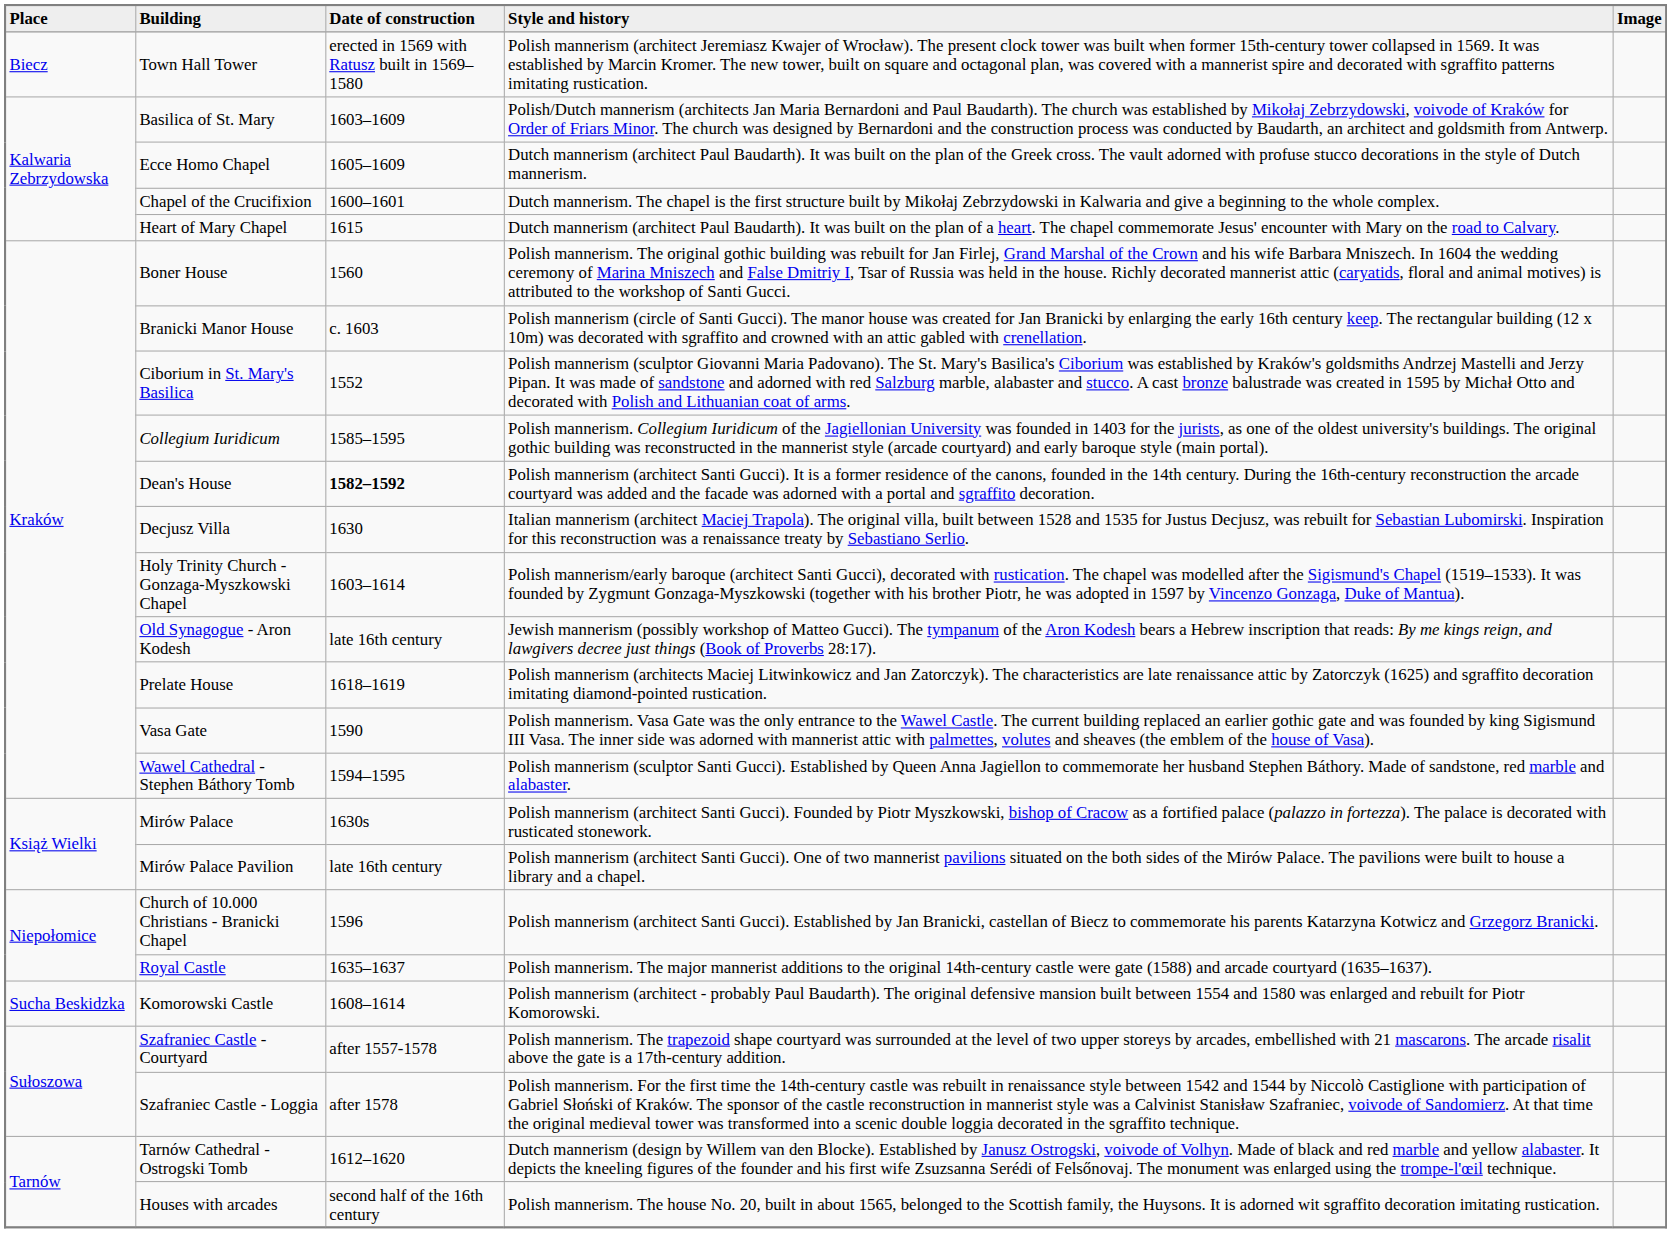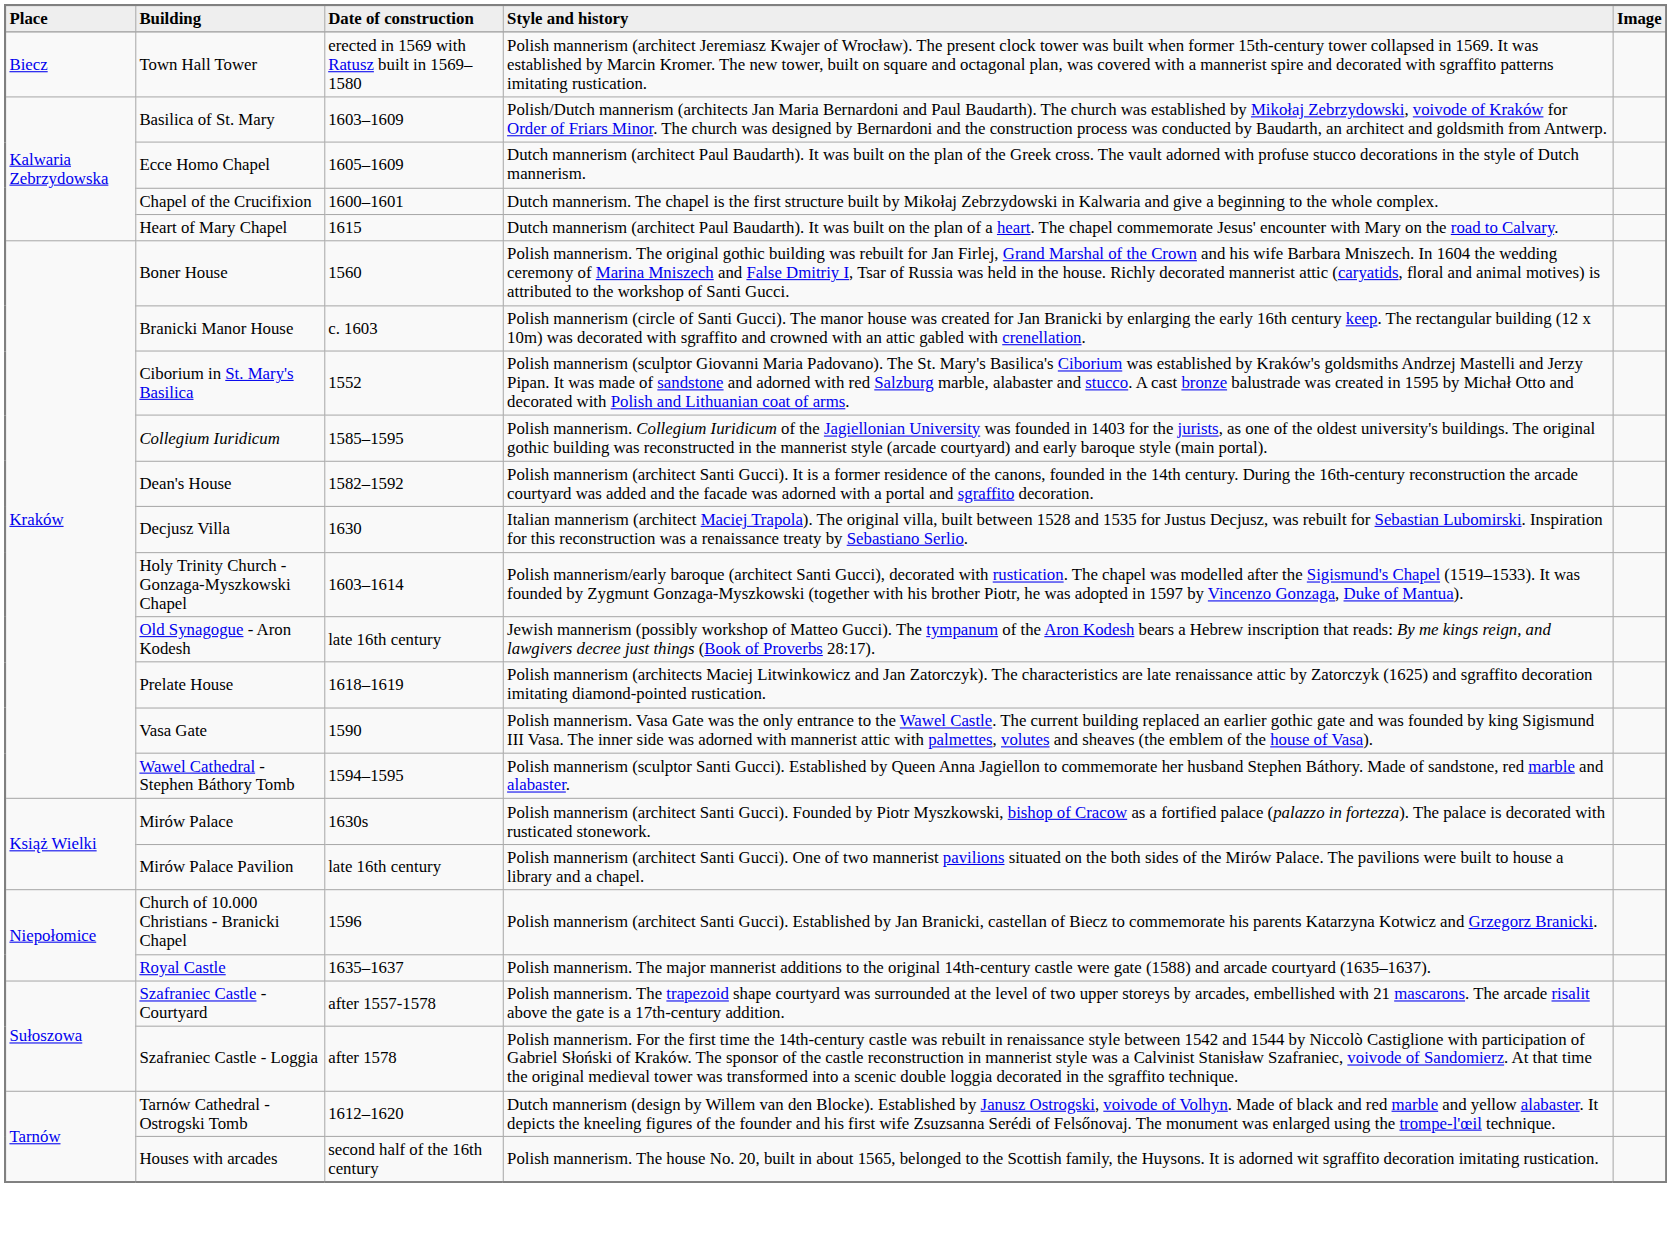(367, 483) bold -> (366, 483) normal
- row: (206, 1003)
